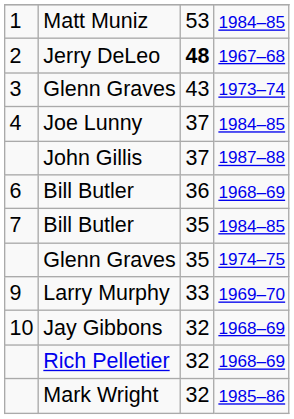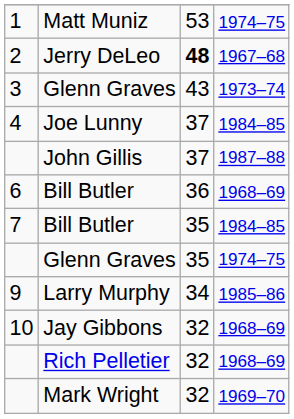(252, 22) 1984–85 -> (252, 22) 1974–75
(197, 293) 33 -> (197, 293) 34
(252, 294) 1969–70 -> (252, 294) 1985–86
(252, 396) 1985–86 -> (252, 396) 1969–70
